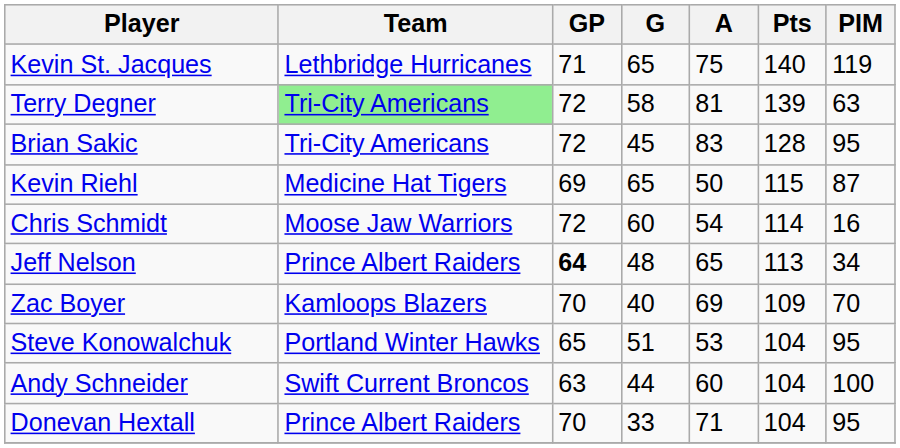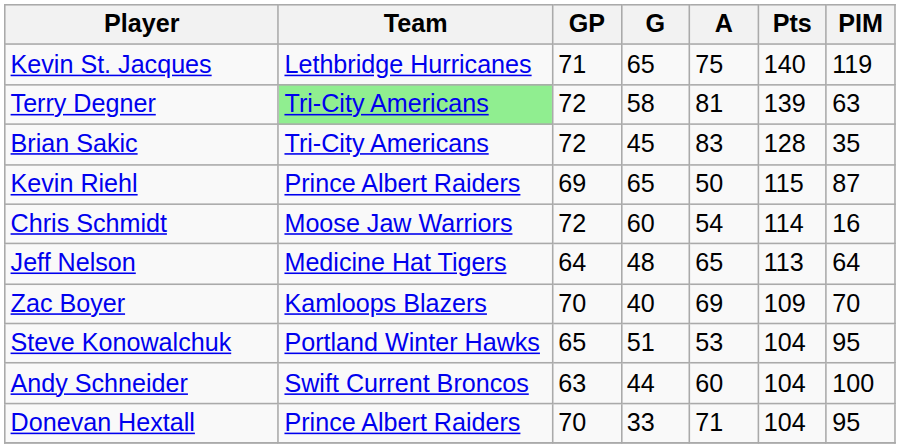(846, 143) 95 -> (846, 143) 35
(395, 183) Medicine Hat Tigers -> (402, 183) Prince Albert Raiders
(402, 263) Prince Albert Raiders -> (395, 263) Medicine Hat Tigers
(572, 263) bold -> (572, 263) normal
(846, 263) 34 -> (846, 263) 64
